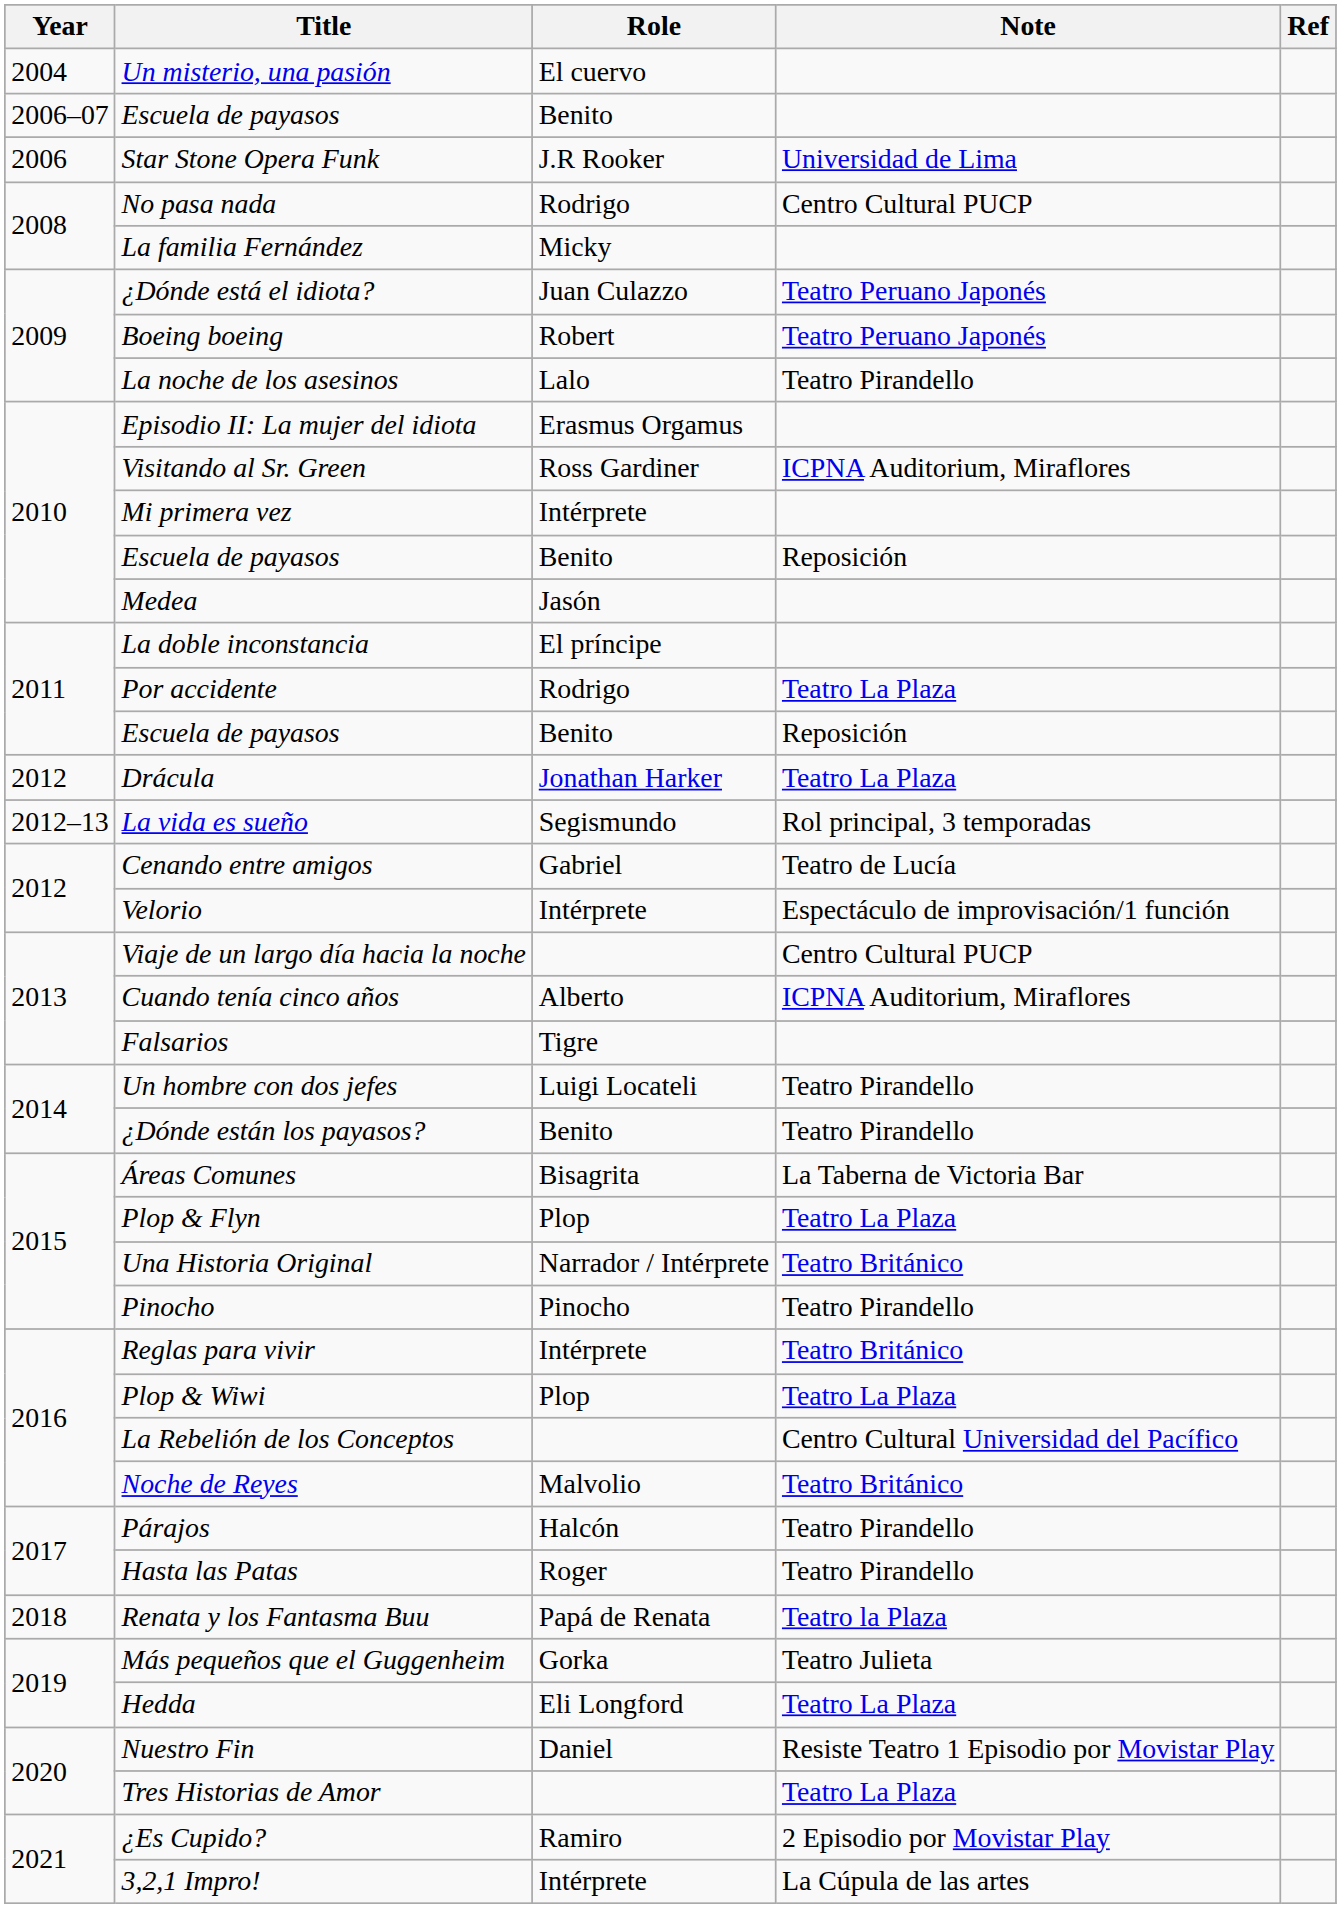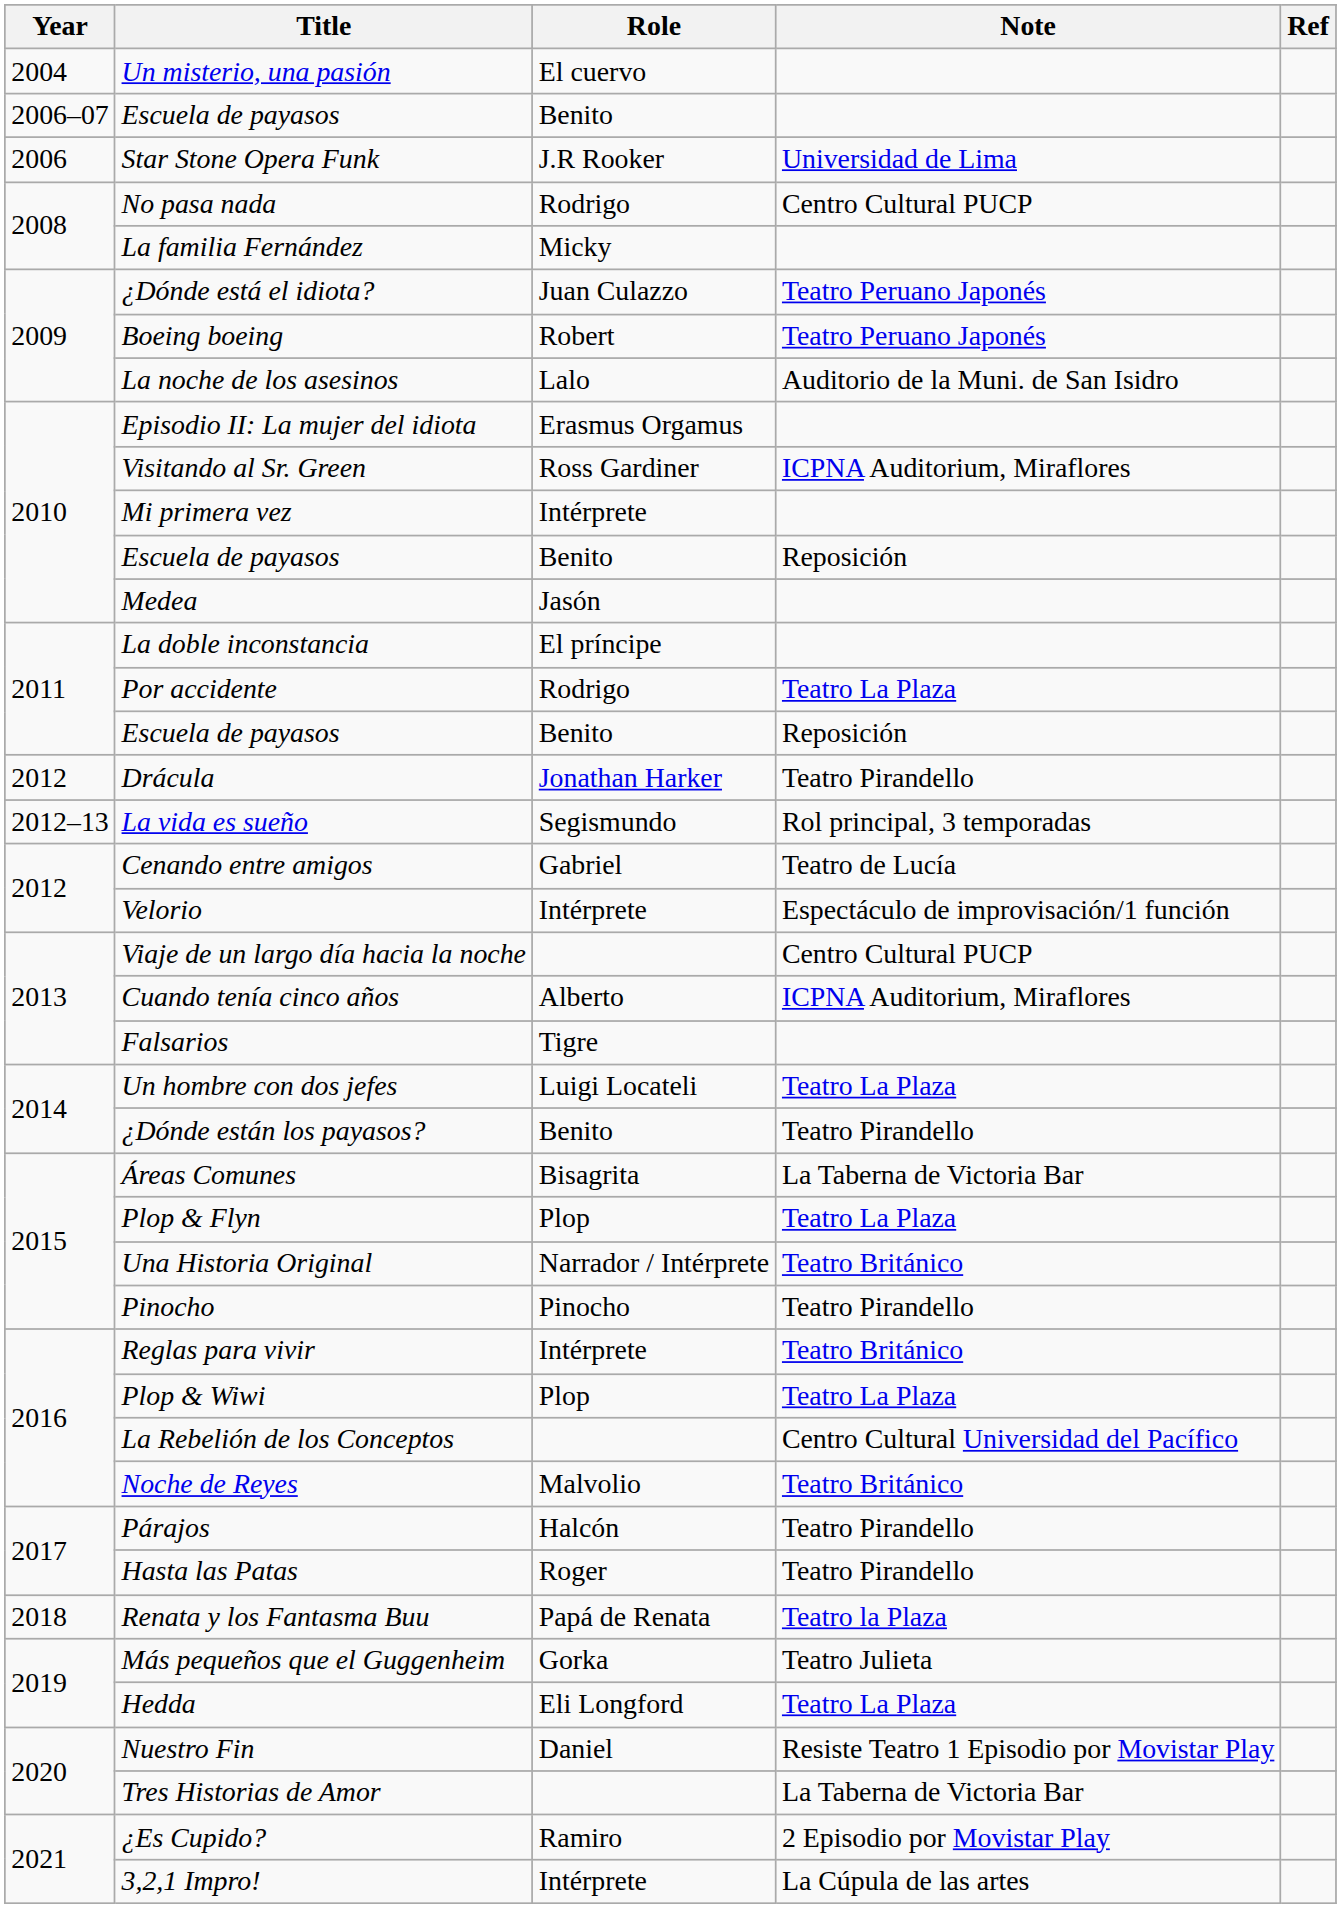(878, 379) Teatro Pirandello -> (980, 379) Auditorio de la Muni. de San Isidro
(869, 777) Teatro La Plaza -> (878, 777) Teatro Pirandello
(878, 1086) Teatro Pirandello -> (869, 1086) Teatro La Plaza
(869, 1792) Teatro La Plaza -> (933, 1792) La Taberna de Victoria Bar
